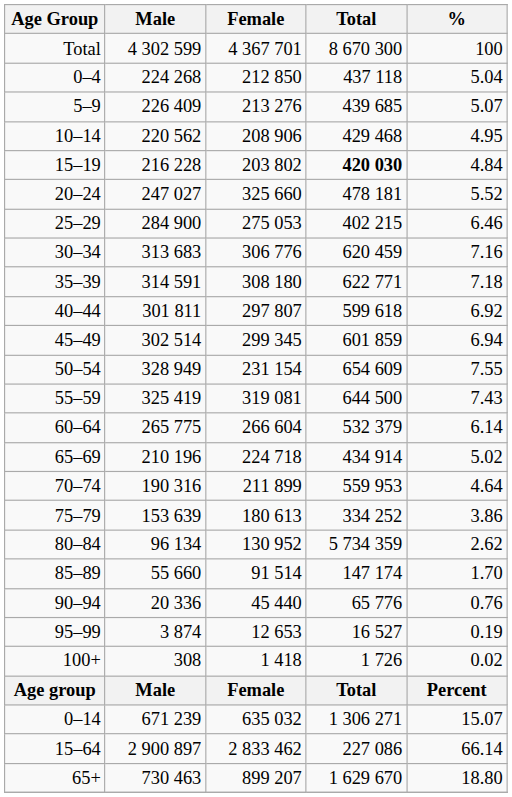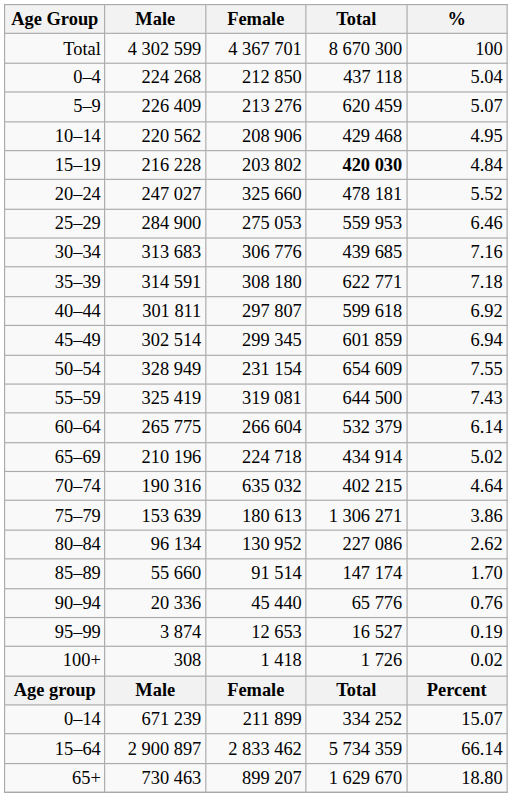(372, 106) 439 685 -> (372, 106) 620 459
(372, 223) 402 215 -> (372, 223) 559 953
(372, 252) 620 459 -> (372, 252) 439 685
(272, 485) 211 899 -> (272, 485) 635 032
(372, 485) 559 953 -> (372, 485) 402 215
(372, 515) 334 252 -> (365, 515) 1 306 271
(365, 544) 5 734 359 -> (372, 544) 227 086
(272, 719) 635 032 -> (272, 719) 211 899
(365, 719) 1 306 271 -> (372, 719) 334 252
(372, 748) 227 086 -> (365, 748) 5 734 359
